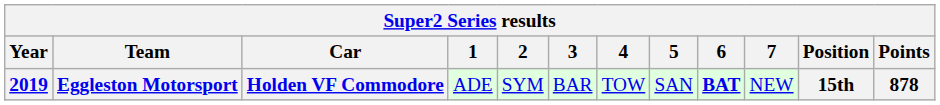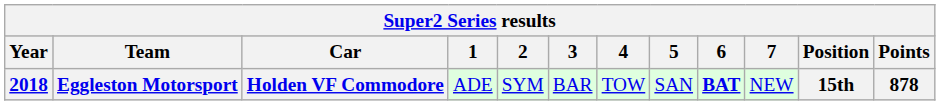(29, 83) 2019 -> (29, 83) 2018
